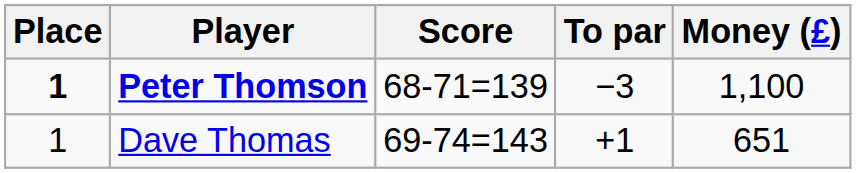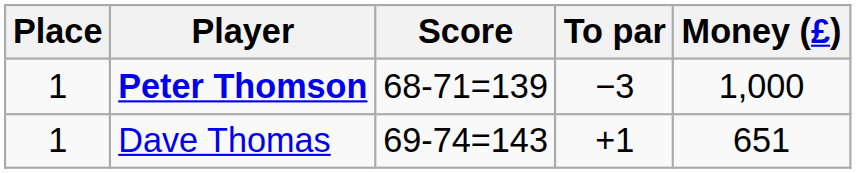(58, 85) bold -> (58, 85) normal
(762, 85) 1,100 -> (762, 85) 1,000
